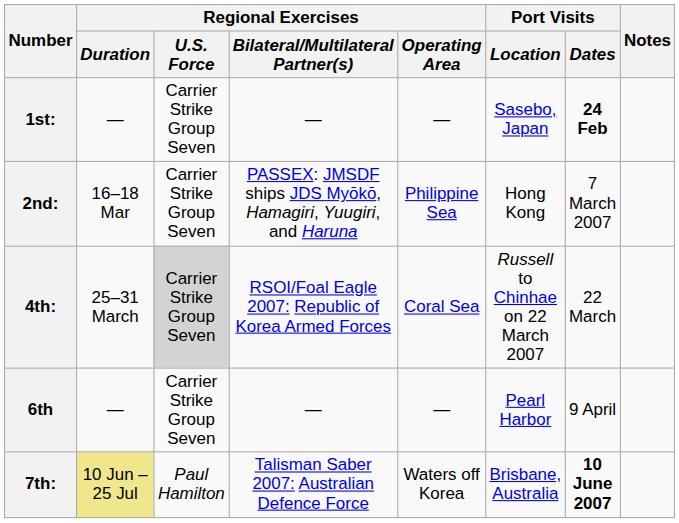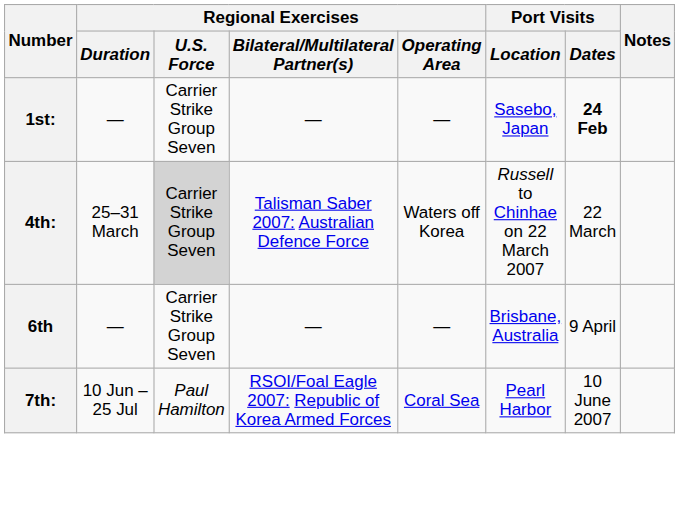- row: (40, 203)
(313, 306) RSOI/Foal Eagle 2007: Republic of Korea Armed Forces -> (313, 222) Talisman Saber 2007: Australian Defence Force
(442, 306) Coral Sea -> (442, 222) Waters off Korea
(525, 410) Pearl Harbor -> (525, 325) Brisbane, Australia
(115, 484) khaki background -> (115, 400) no background
(313, 484) Talisman Saber 2007: Australian Defence Force -> (313, 400) RSOI/Foal Eagle 2007: Republic of Korea Armed Forces
(442, 484) Waters off Korea -> (442, 400) Coral Sea
(525, 484) Brisbane, Australia -> (525, 400) Pearl Harbor
(593, 484) bold -> (593, 400) normal
